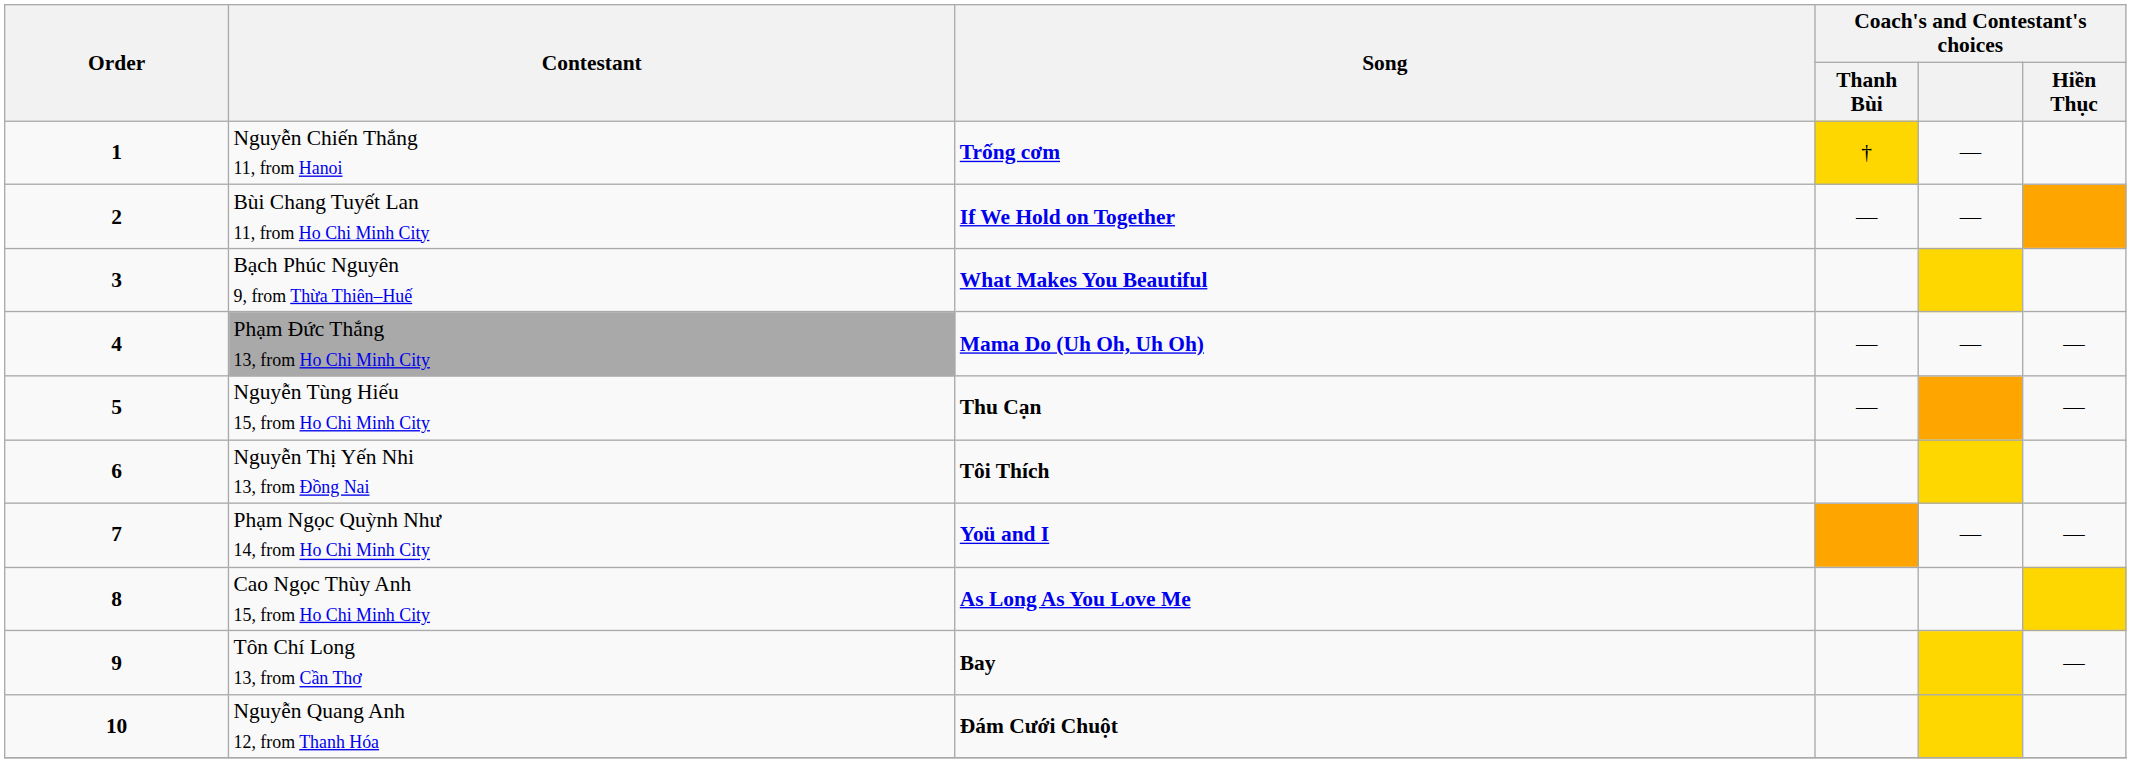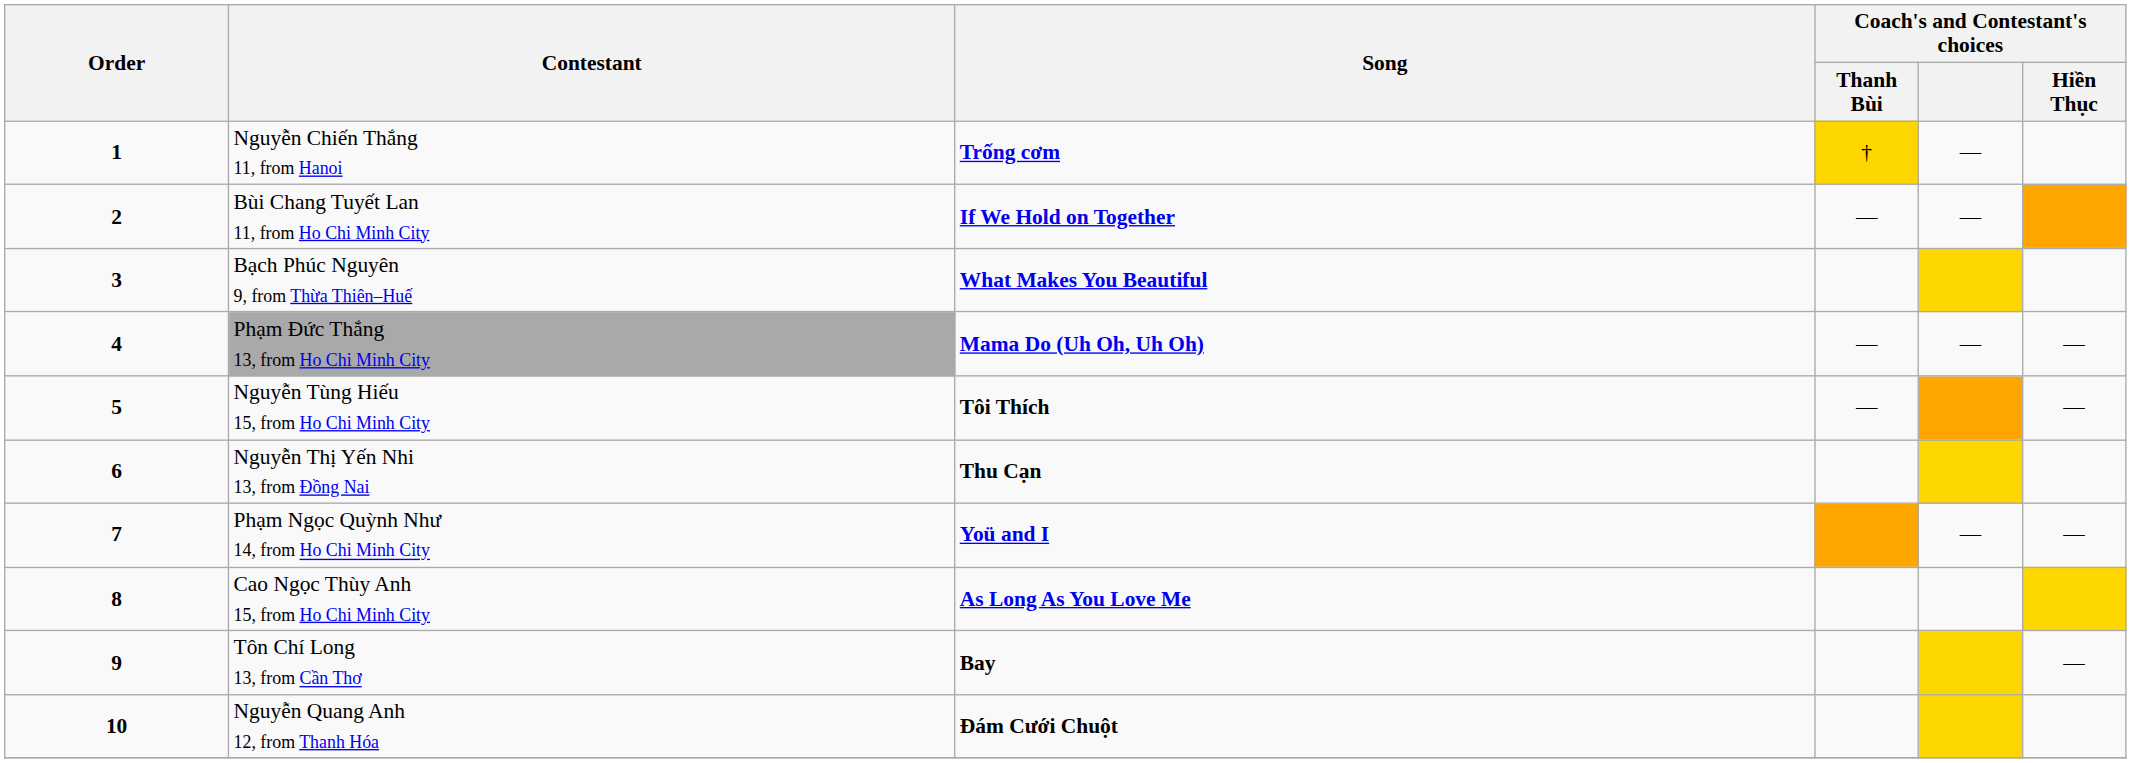(1001, 407) Thu Cạn -> (1005, 407) Tôi Thích
(1005, 471) Tôi Thích -> (1001, 471) Thu Cạn
